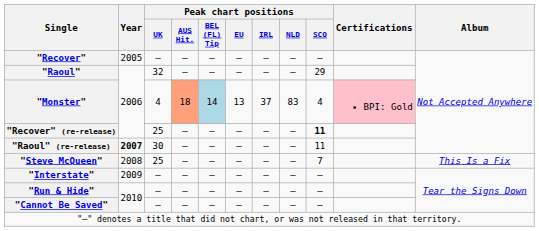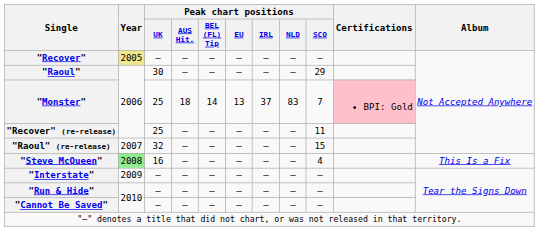(131, 58) no background -> (131, 58) khaki background
(158, 73) 32 -> (158, 73) 30
(158, 102) 4 -> (158, 102) 25
(185, 102) lightsalmon background -> (185, 102) no background
(212, 102) lightblue background -> (212, 102) no background
(320, 102) 4 -> (320, 102) 7
(320, 131) bold -> (320, 131) normal
(131, 146) bold -> (131, 146) normal
(158, 146) 30 -> (158, 146) 32
(320, 146) 11 -> (320, 146) 15
(131, 161) no background -> (131, 161) lightgreen background
(158, 161) 25 -> (158, 161) 16
(320, 161) 7 -> (320, 161) 4
